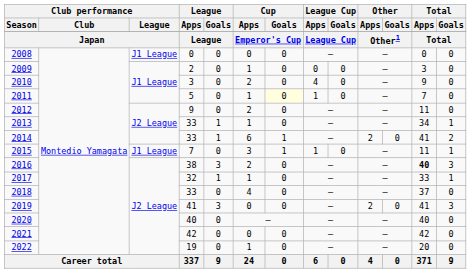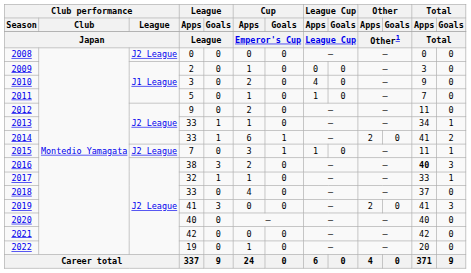(154, 55) J1 League -> (154, 55) J2 League
(284, 96) lightyellow background -> (284, 96) no background
(154, 151) J1 League -> (154, 151) J2 League
